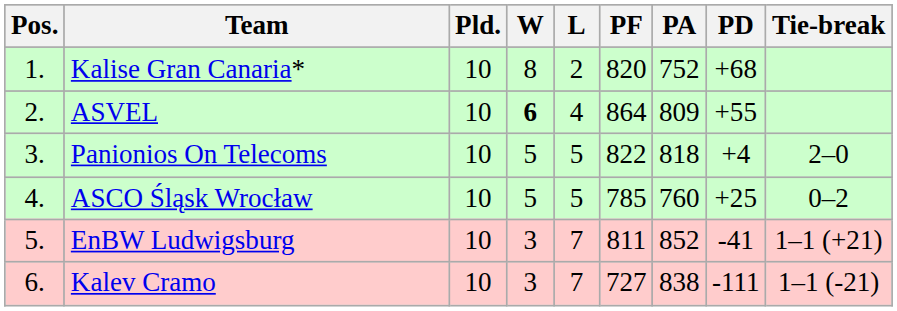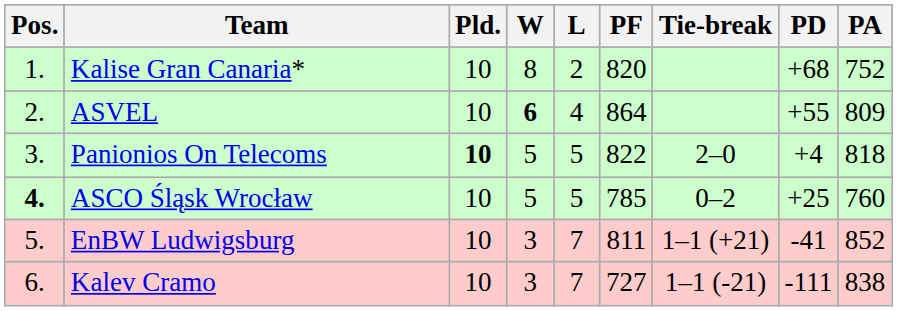columns swapped: (679, 25) <-> (829, 25)
(478, 154) normal -> (478, 154) bold
(35, 197) normal -> (35, 197) bold
